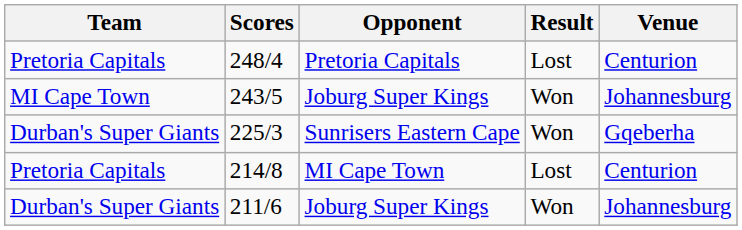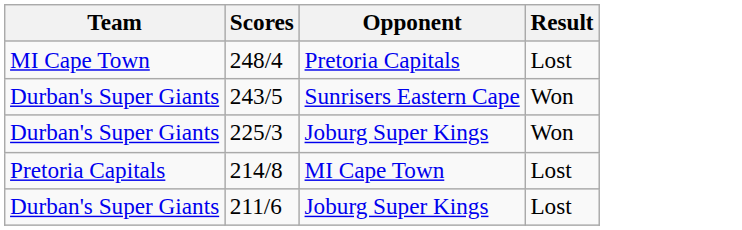- column: (668, 22)
(88, 59) Pretoria Capitals -> (80, 59) MI Cape Town
(80, 96) MI Cape Town -> (115, 96) Durban's Super Giants
(397, 96) Joburg Super Kings -> (412, 96) Sunrisers Eastern Cape
(412, 133) Sunrisers Eastern Cape -> (397, 133) Joburg Super Kings
(552, 206) Won -> (551, 206) Lost
